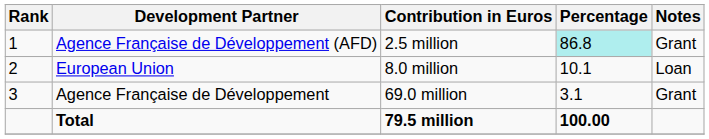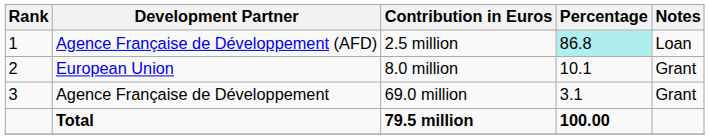(676, 43) Grant -> (674, 43) Loan
(674, 69) Loan -> (676, 69) Grant
